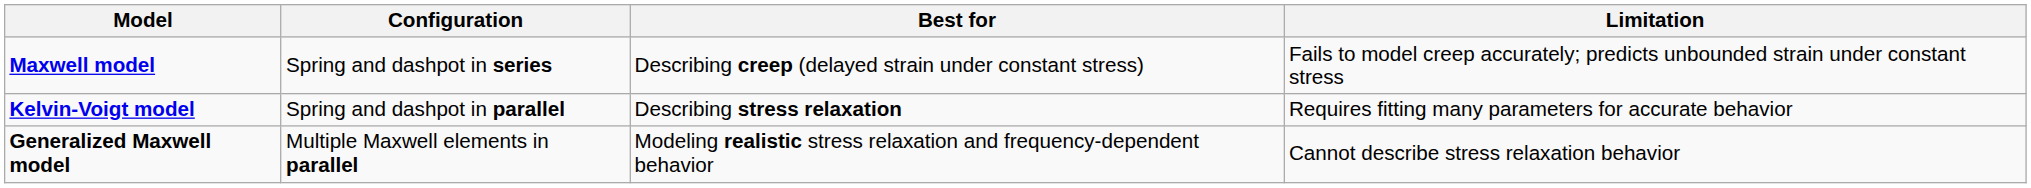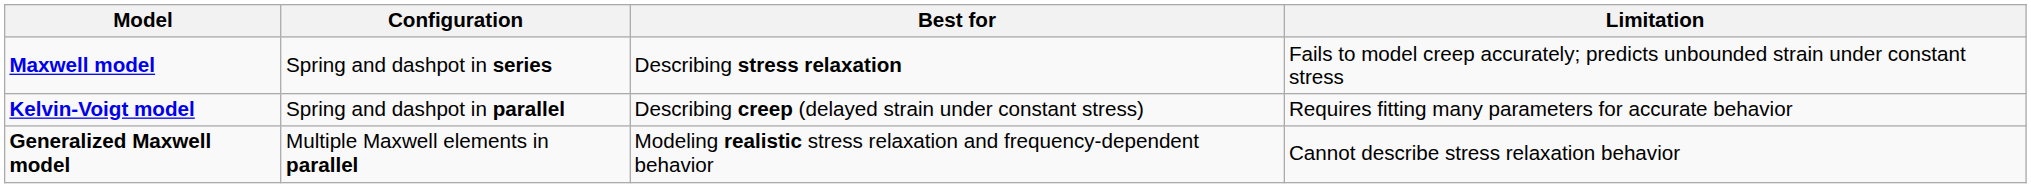(889, 65) Describing creep (delayed strain under constant stress) -> (768, 65) Describing stress relaxation
(768, 109) Describing stress relaxation -> (889, 109) Describing creep (delayed strain under constant stress)
